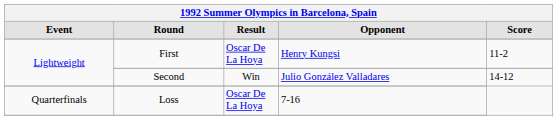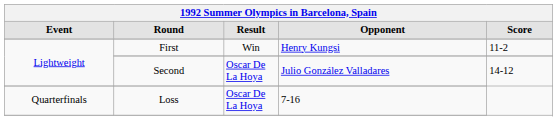(246, 53) Oscar De La Hoya -> (251, 47) Win
(251, 76) Win -> (246, 70) Oscar De La Hoya
